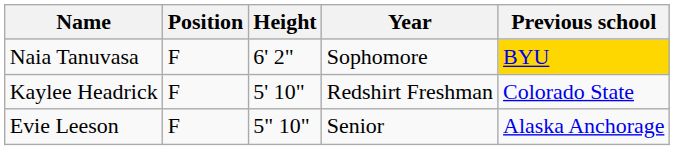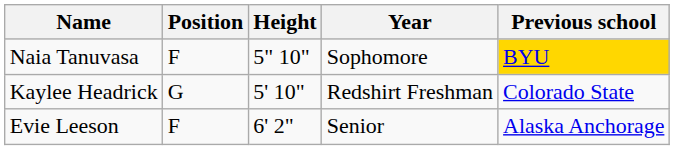(273, 56) 6' 2" -> (281, 56) 5" 10"
(174, 91) F -> (176, 91) G
(281, 126) 5" 10" -> (273, 126) 6' 2"
